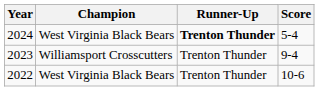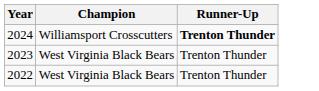- column: (296, 14)
(107, 34) West Virginia Black Bears -> (106, 34) Williamsport Crosscutters
(106, 55) Williamsport Crosscutters -> (107, 55) West Virginia Black Bears
